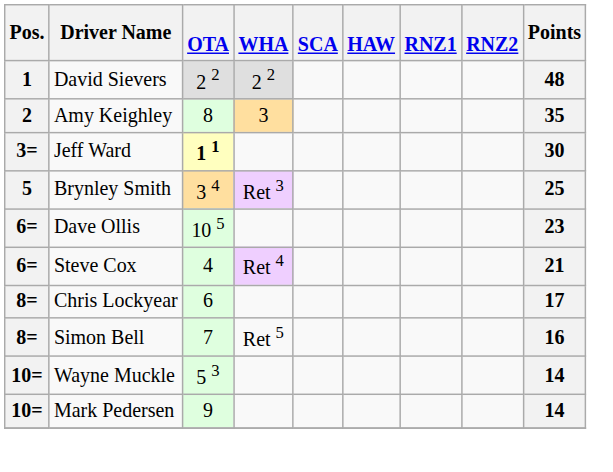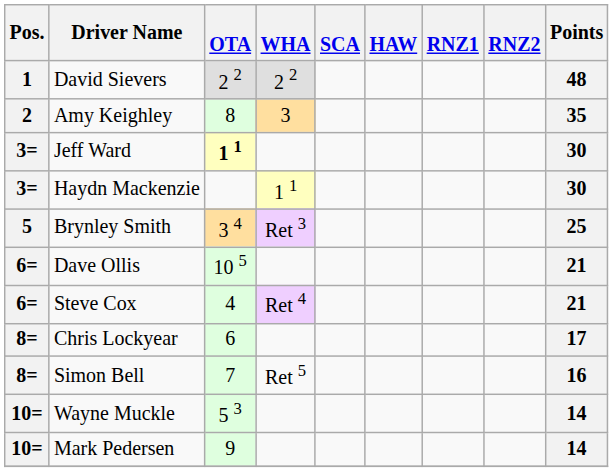+ row: (127, 189)
(554, 227) 23 -> (577, 265) 21
